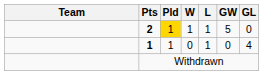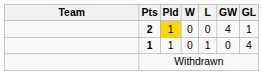(190, 29) 1 -> (190, 29) 0
(208, 29) 1 -> (208, 29) 0
(228, 29) 5 -> (228, 29) 4
(249, 29) 0 -> (249, 29) 1
